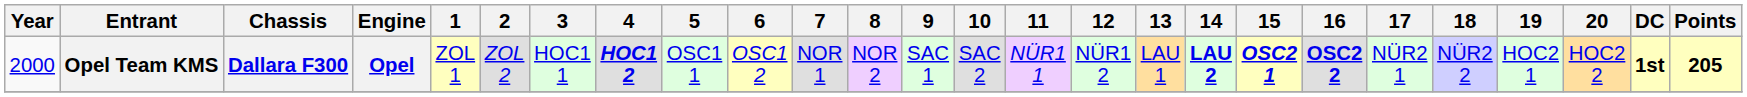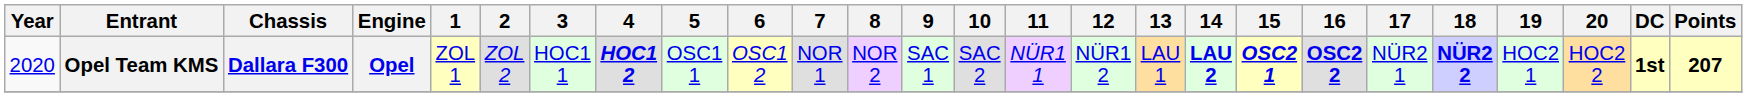(32, 64) 2000 -> (32, 64) 2020
(1465, 64) normal -> (1465, 64) bold
(1705, 64) 205 -> (1705, 64) 207
